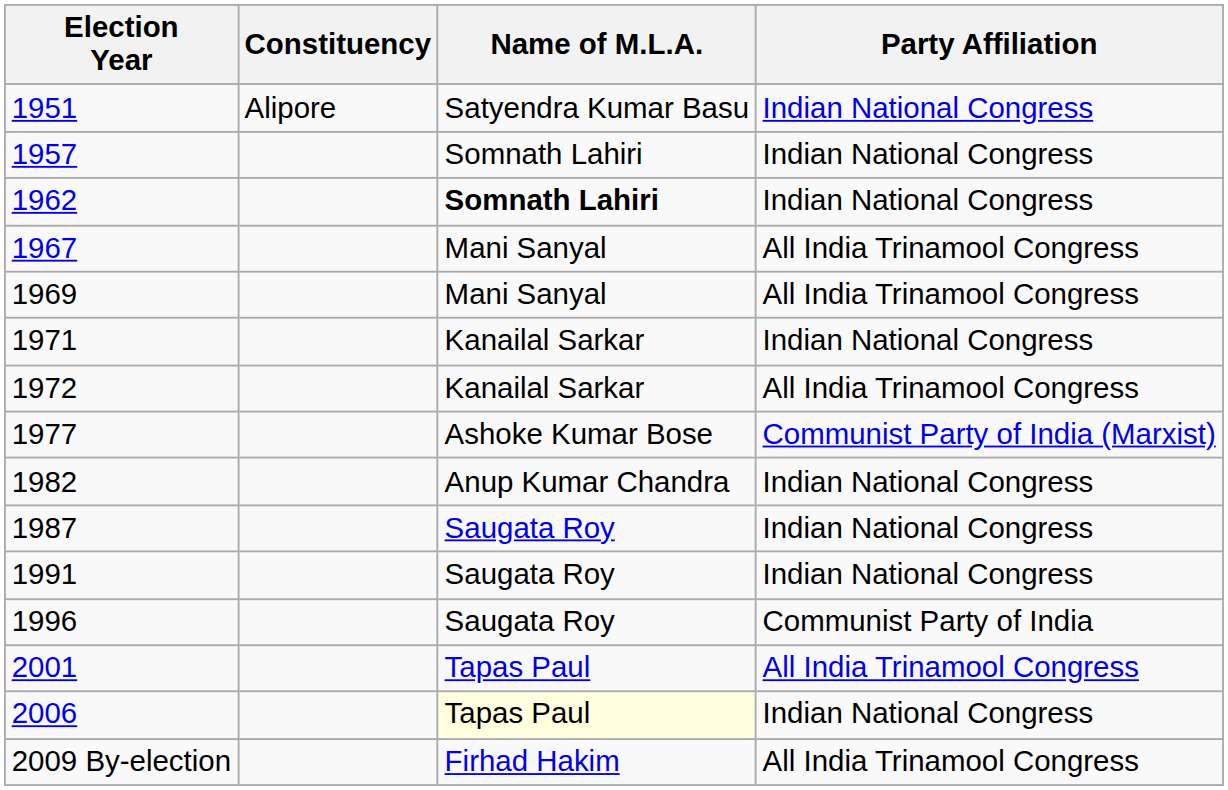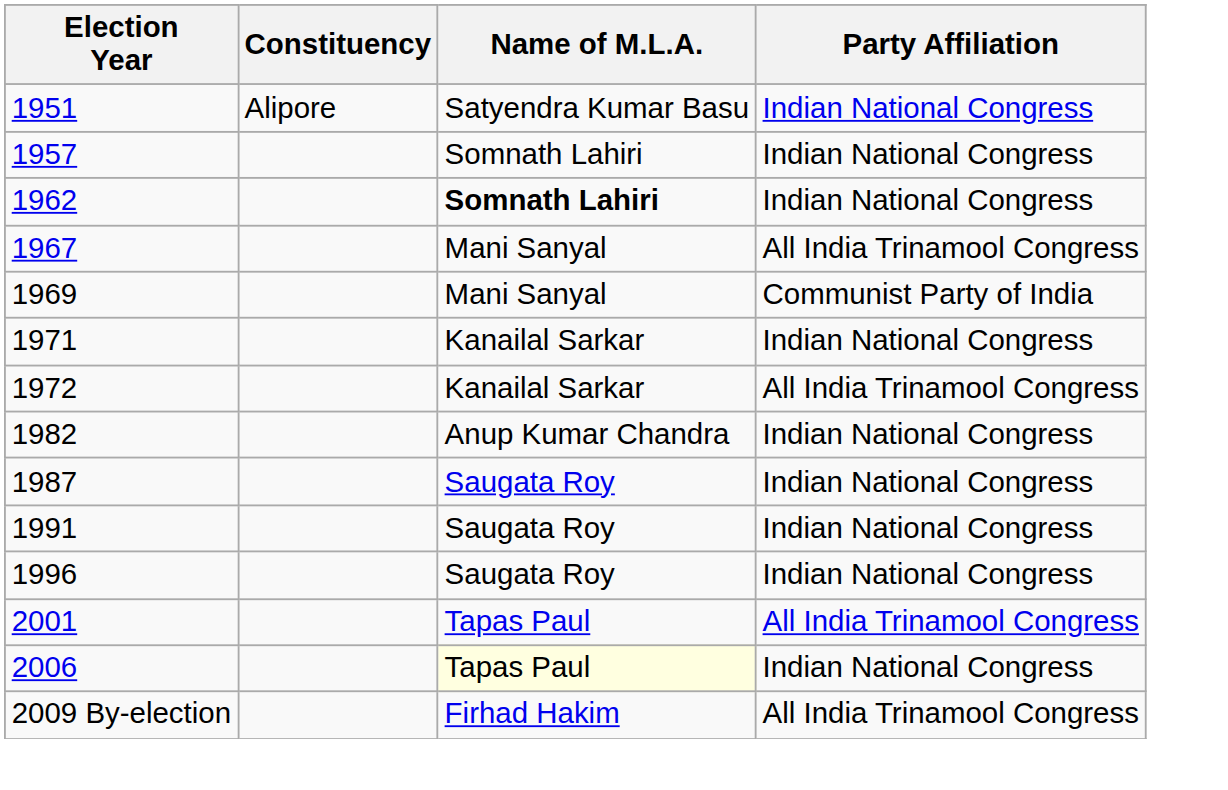(951, 294) All India Trinamool Congress -> (928, 294) Communist Party of India
- row: (44, 434)
(928, 621) Communist Party of India -> (928, 574) Indian National Congress
